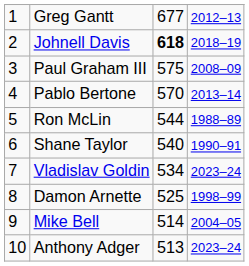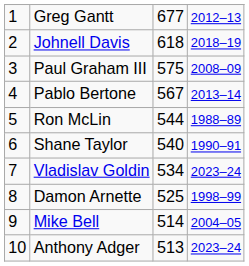(170, 42) bold -> (170, 42) normal
(170, 94) 570 -> (170, 94) 567
